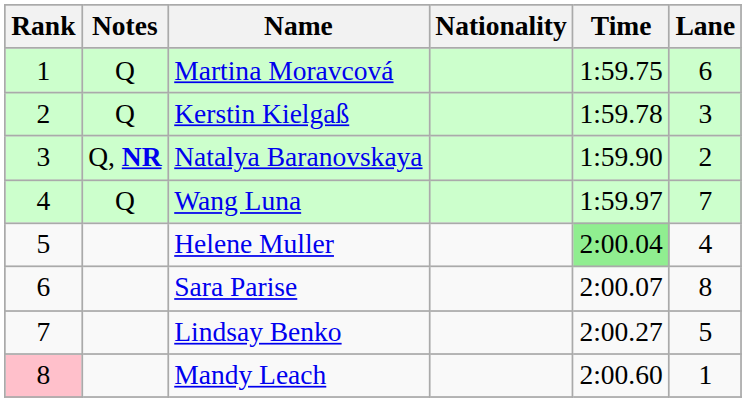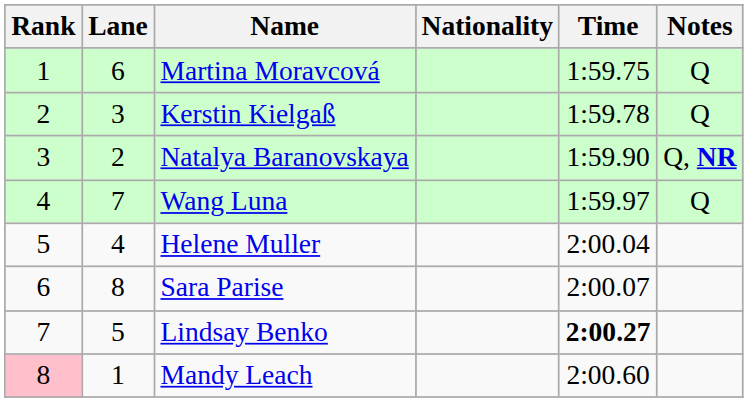columns swapped: (705, 26) <-> (125, 26)
(621, 244) lightgreen background -> (608, 244) no background
(621, 331) normal -> (608, 331) bold
